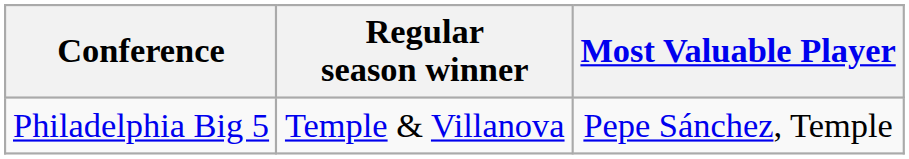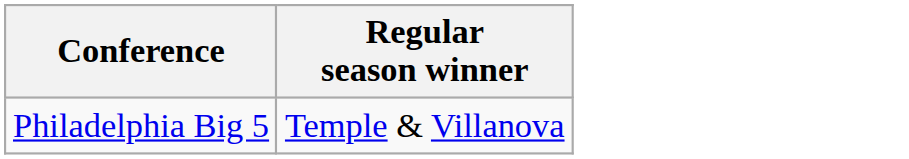- column: (738, 51)
